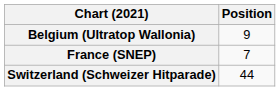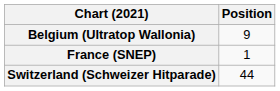(247, 55) 7 -> (247, 55) 1
